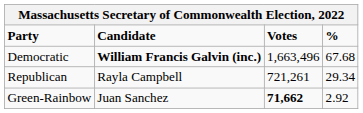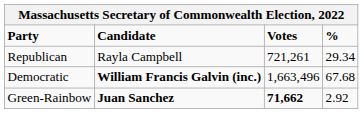rows swapped: (38, 56) <-> (37, 77)
(133, 98) normal -> (136, 98) bold
